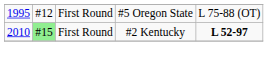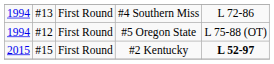+ row: (159, 13)
(19, 13) 1995 -> (19, 31) 1994
(19, 31) 2010 -> (19, 50) 2015
(44, 31) lightgreen background -> (44, 50) no background
